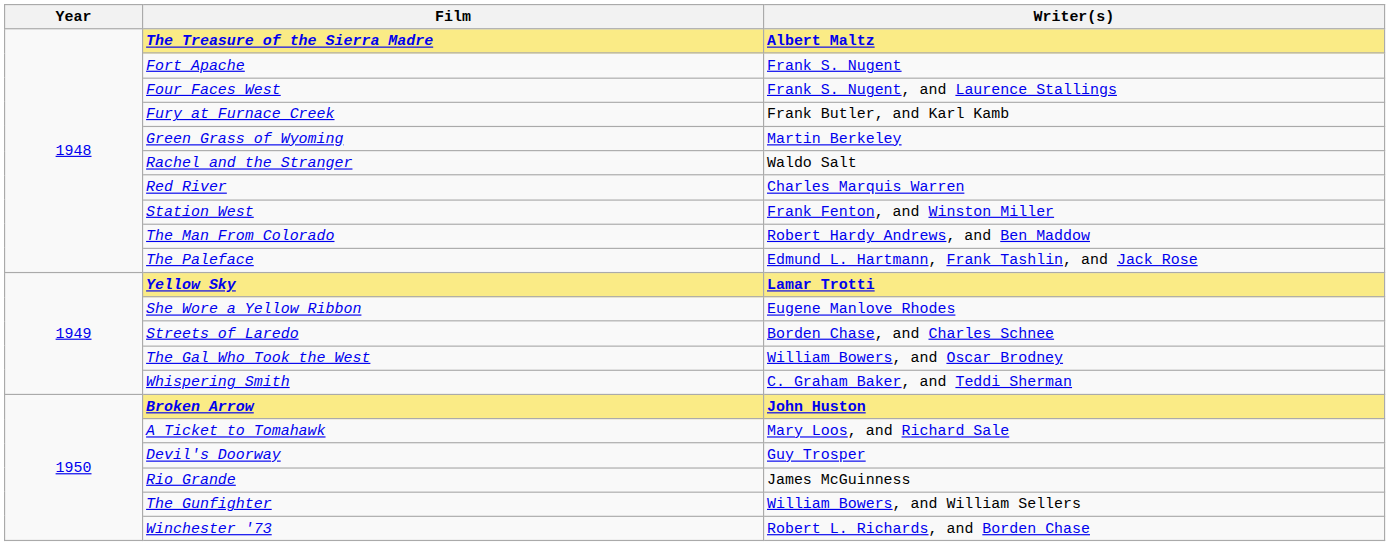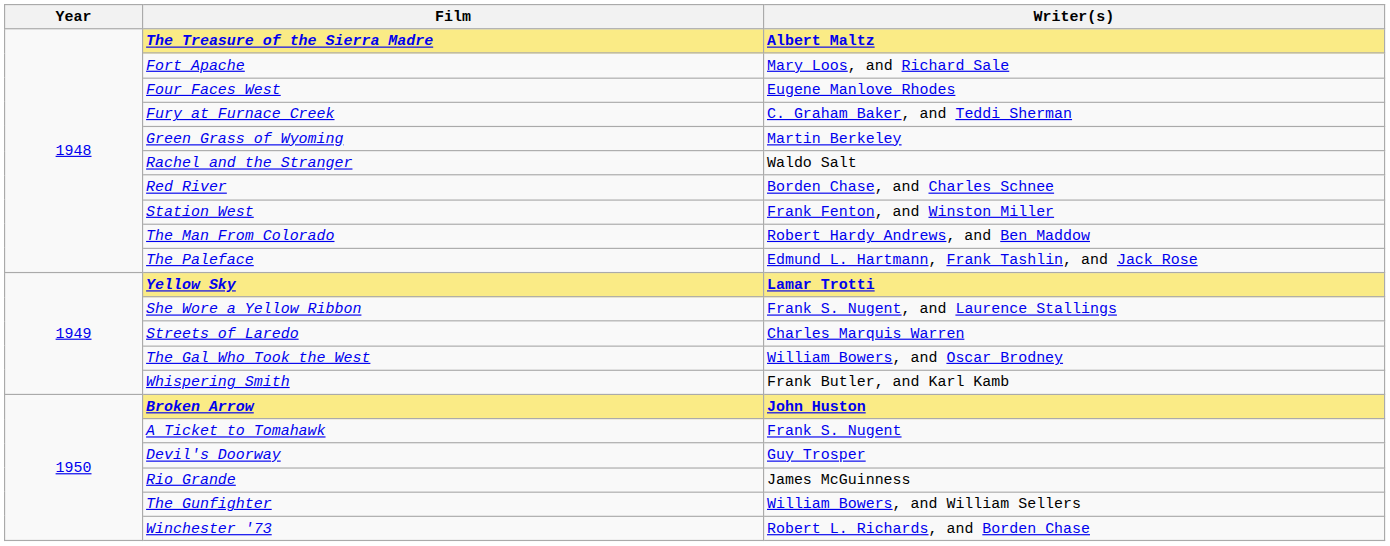(834, 65) Frank S. Nugent -> (888, 65) Mary Loos, and Richard Sale
(942, 90) Frank S. Nugent, and Laurence Stallings -> (861, 90) Eugene Manlove Rhodes
(888, 114) Frank Butler, and Karl Kamb -> (920, 114) C. Graham Baker, and Teddi Sherman
(866, 187) Charles Marquis Warren -> (911, 187) Borden Chase, and Charles Schnee
(861, 309) Eugene Manlove Rhodes -> (942, 309) Frank S. Nugent, and Laurence Stallings
(911, 334) Borden Chase, and Charles Schnee -> (866, 334) Charles Marquis Warren
(920, 382) C. Graham Baker, and Teddi Sherman -> (888, 382) Frank Butler, and Karl Kamb
(888, 431) Mary Loos, and Richard Sale -> (834, 431) Frank S. Nugent
